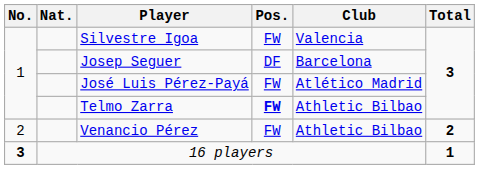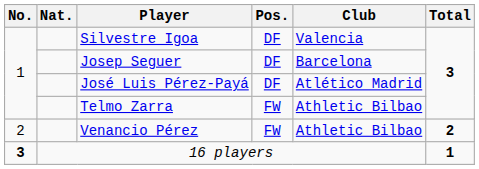(272, 39) FW -> (272, 39) DF
(272, 85) FW -> (272, 85) DF
(272, 108) bold -> (272, 108) normal
